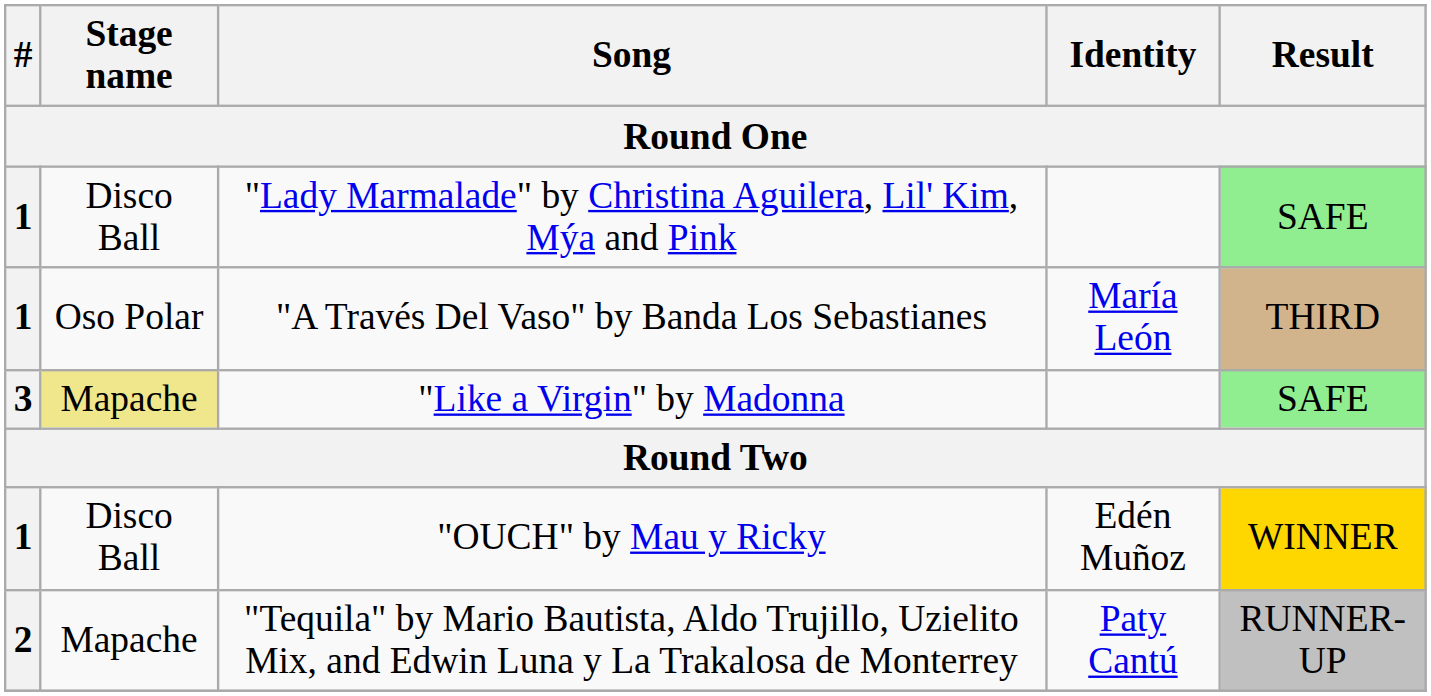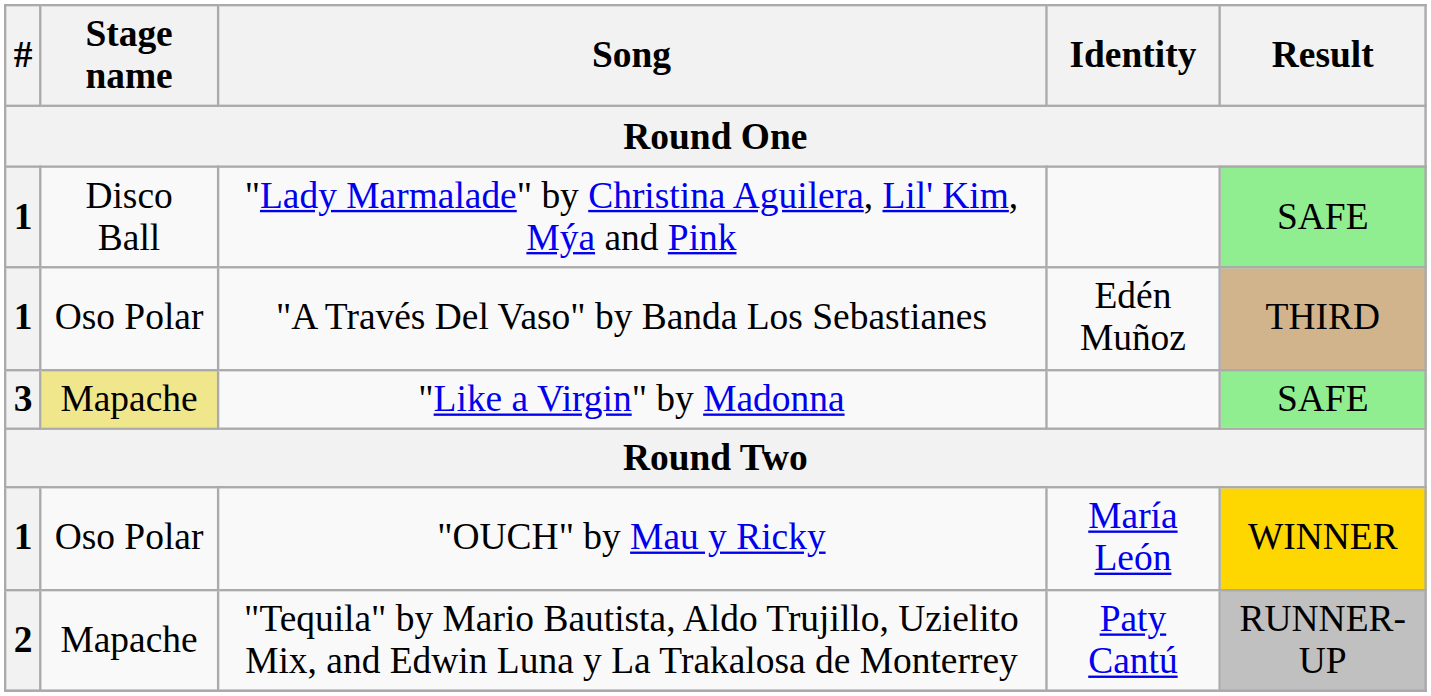(1133, 317) María León -> (1133, 317) Edén Muñoz
(129, 537) Disco Ball -> (129, 537) Oso Polar
(1133, 537) Edén Muñoz -> (1133, 537) María León
